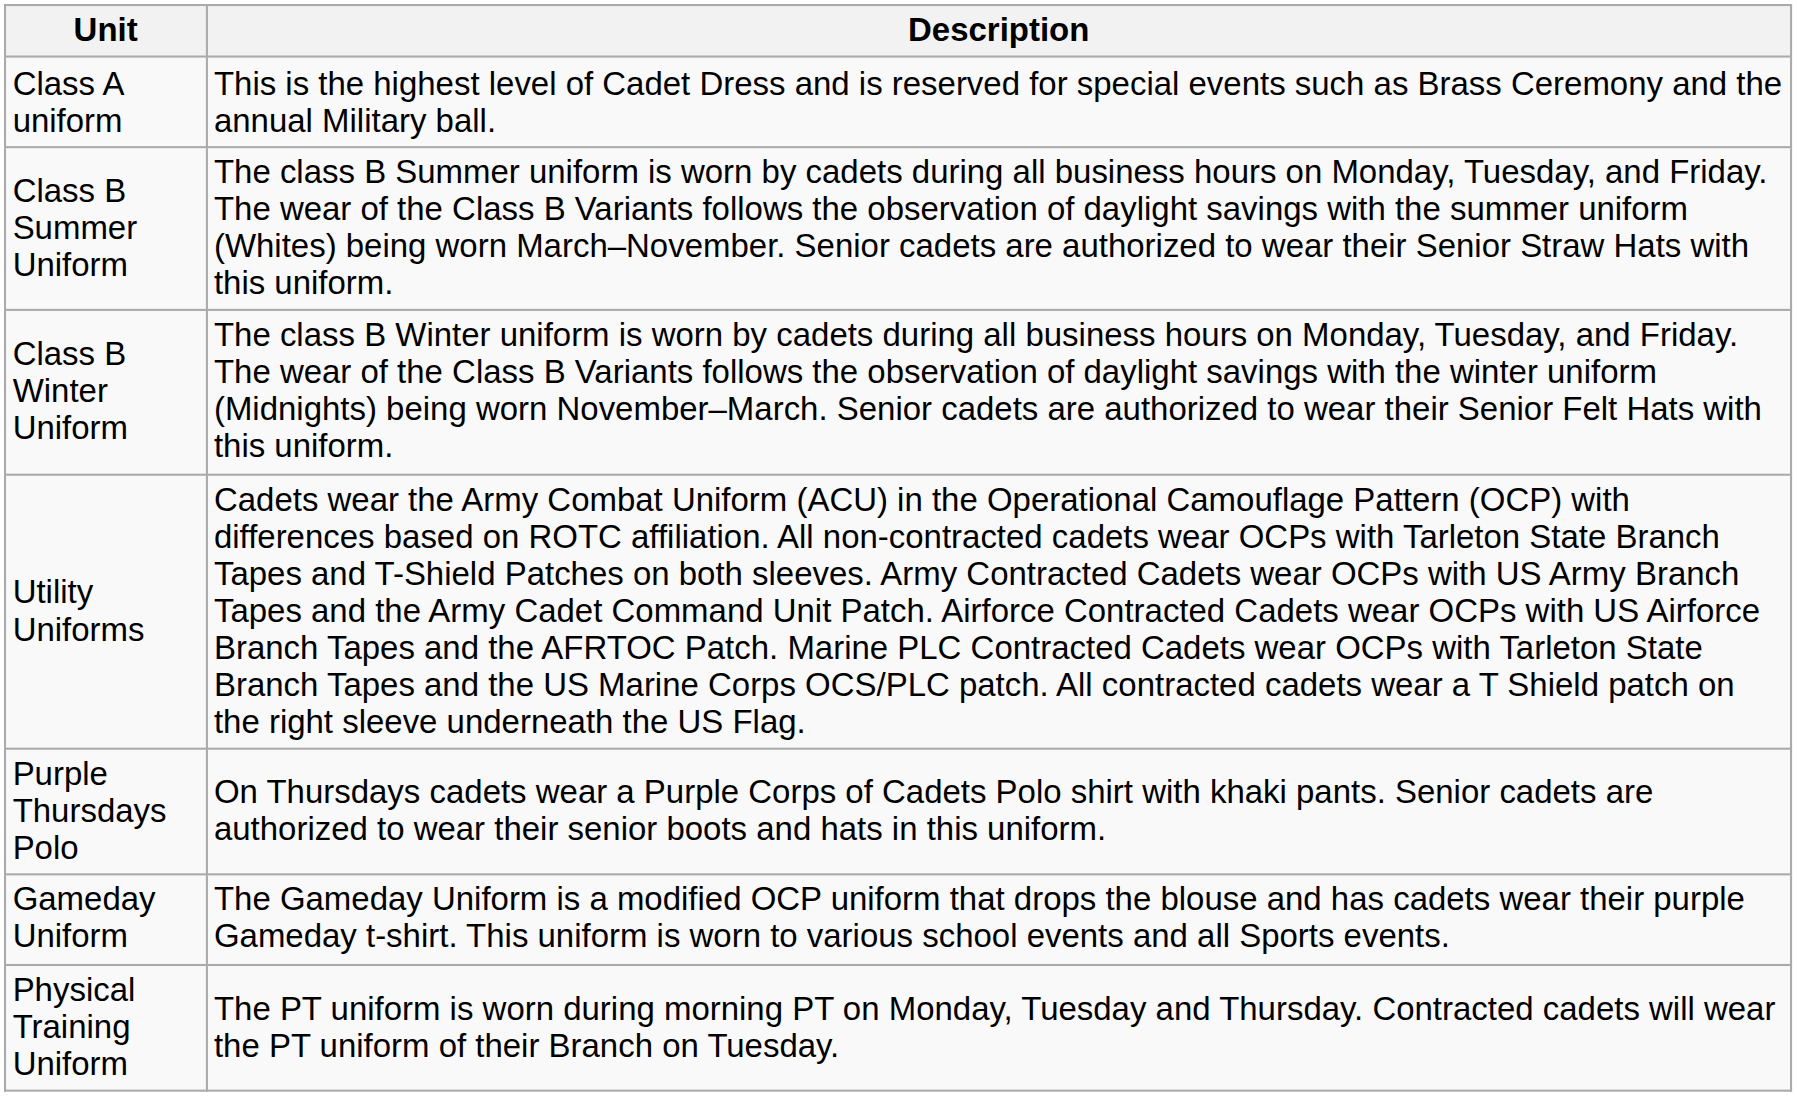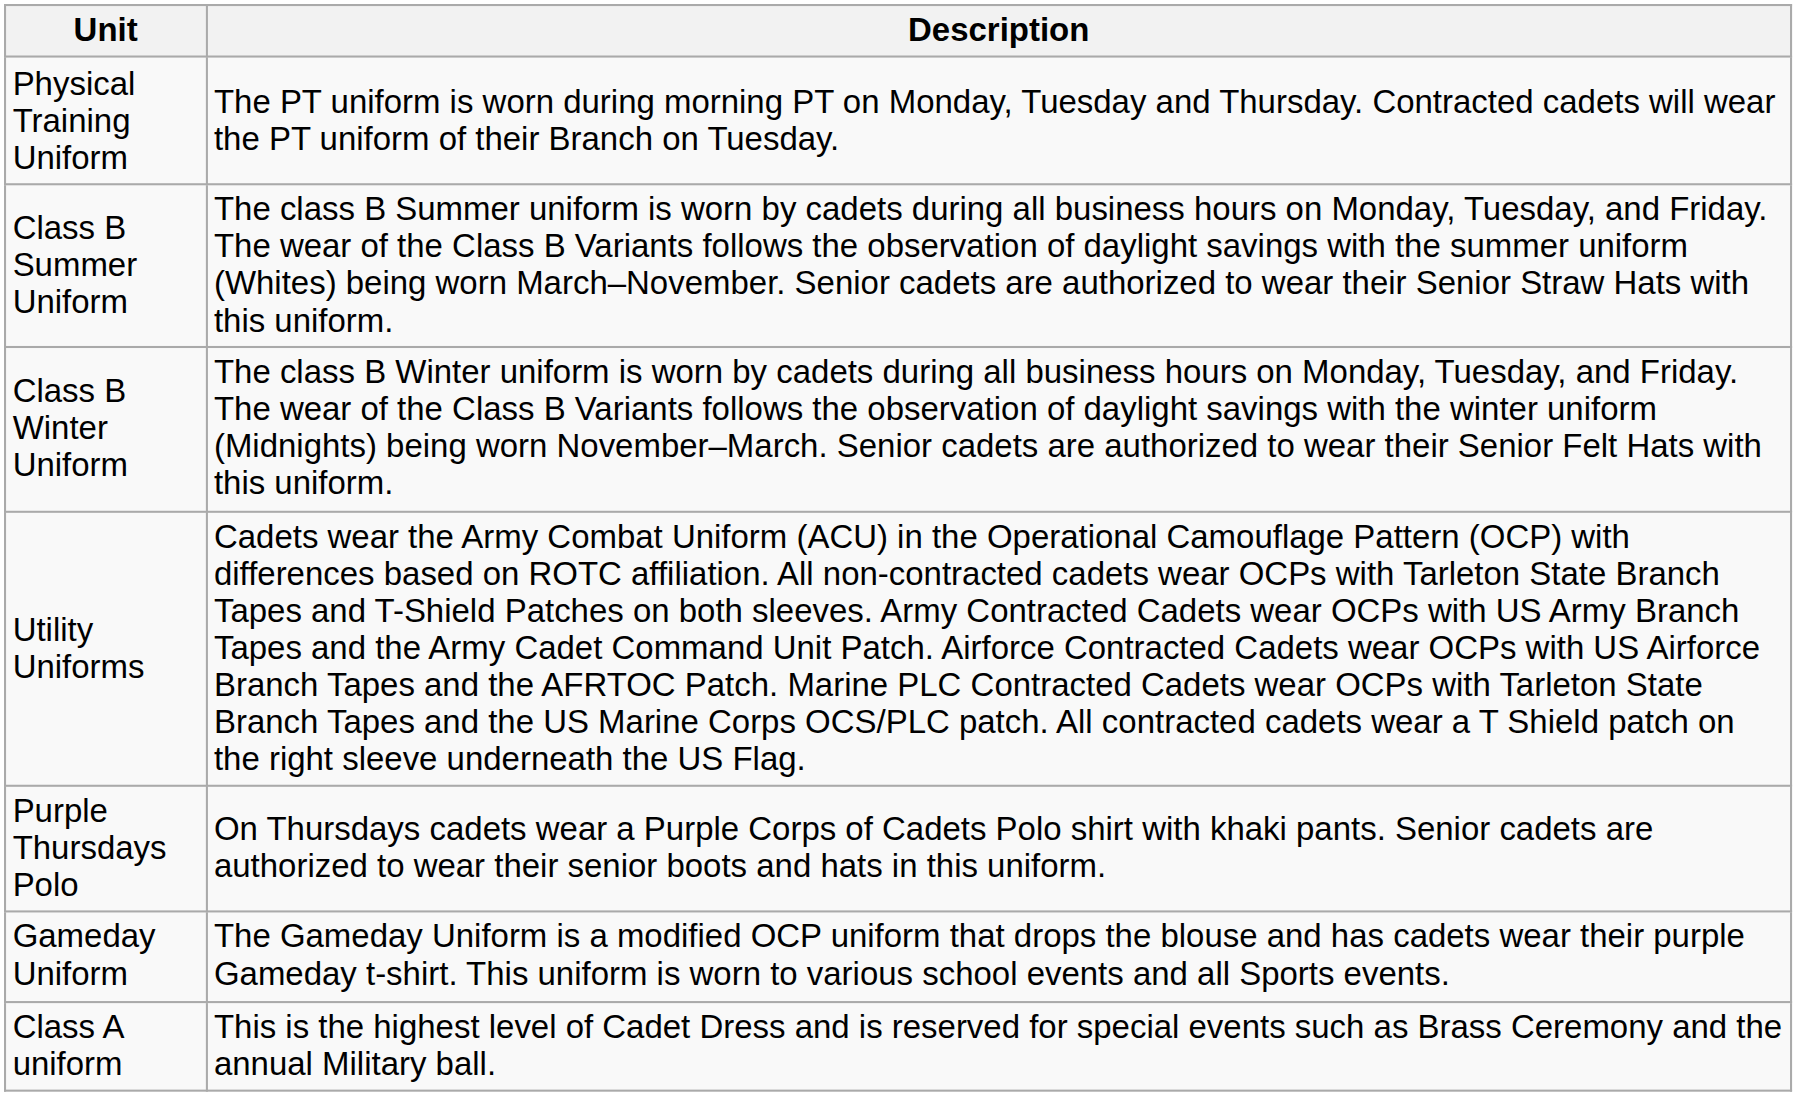rows swapped: (69, 101) <-> (74, 1026)
